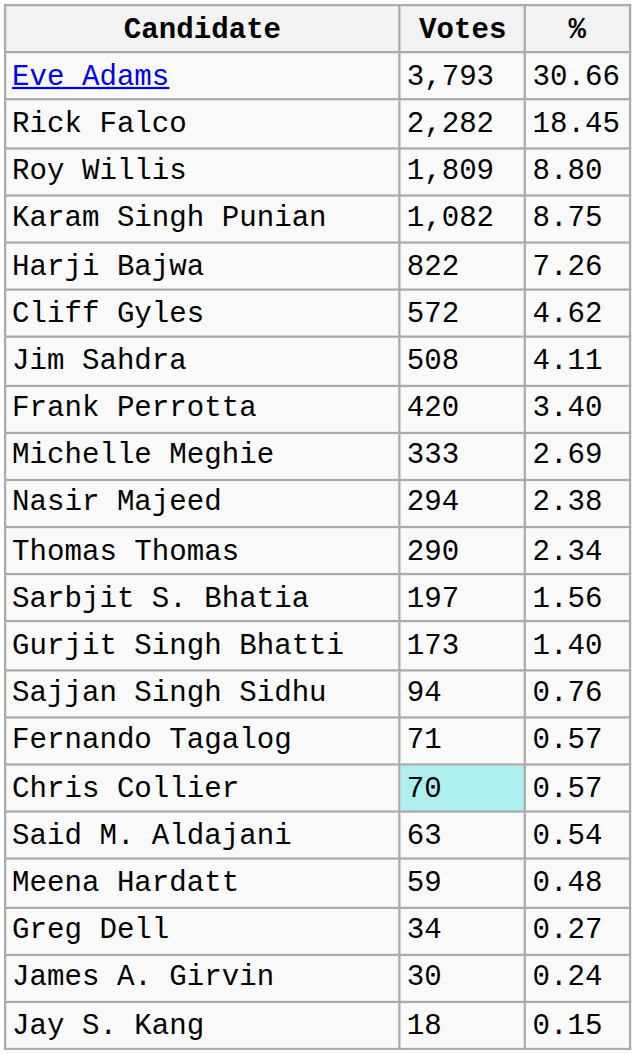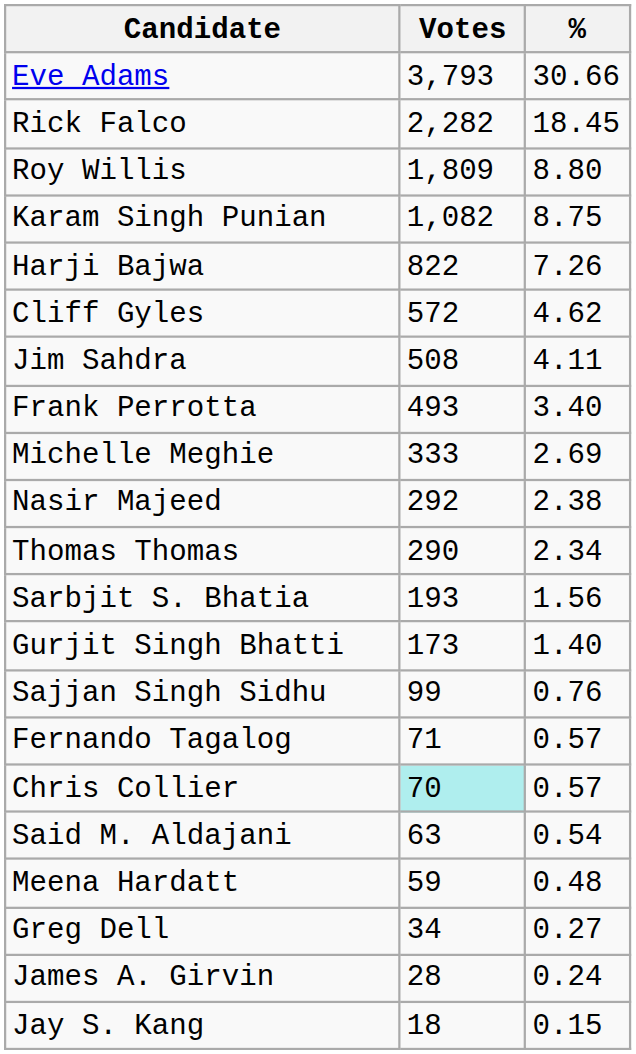(433, 409) 420 -> (433, 409) 493
(433, 503) 294 -> (433, 503) 292
(433, 598) 197 -> (433, 598) 193
(424, 693) 94 -> (424, 693) 99
(424, 978) 30 -> (424, 978) 28
